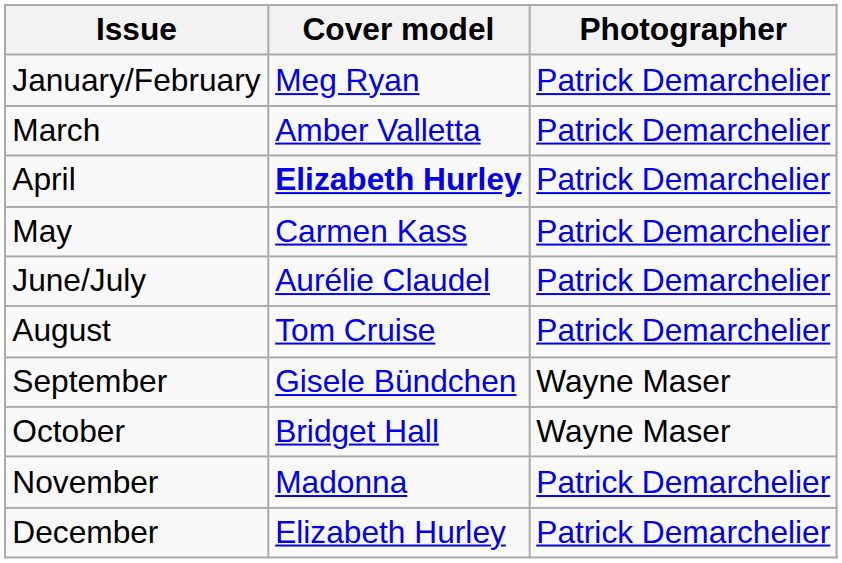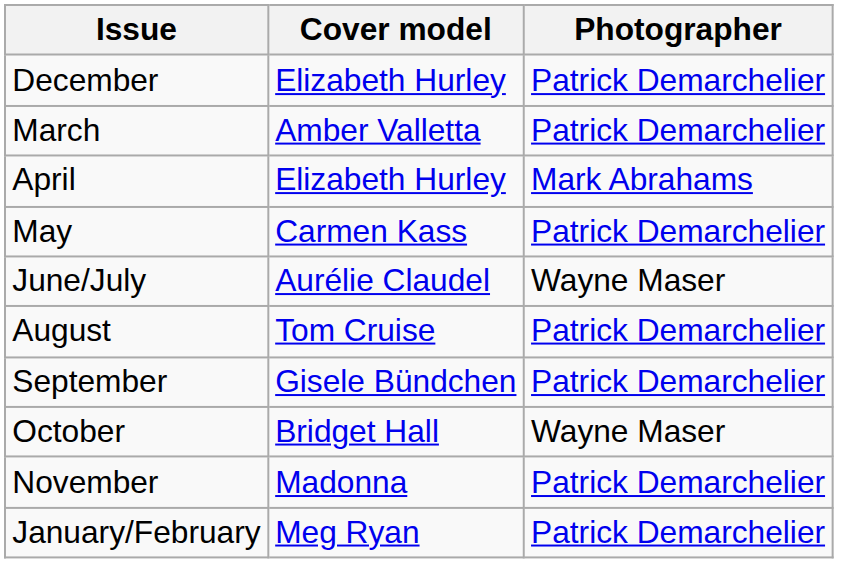rows swapped: (136, 79) <-> (85, 532)
(398, 180) bold -> (391, 180) normal
(683, 180) Patrick Demarchelier -> (642, 180) Mark Abrahams
(683, 280) Patrick Demarchelier -> (628, 280) Wayne Maser
(633, 381) Wayne Maser -> (678, 381) Patrick Demarchelier
